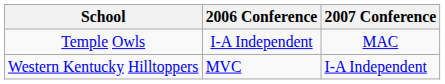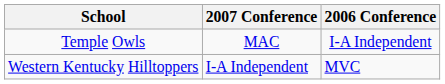columns swapped: (261, 16) <-> (380, 16)
